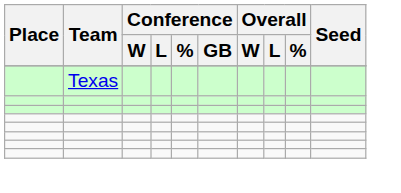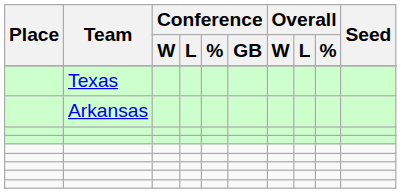+ row: (34, 111)
